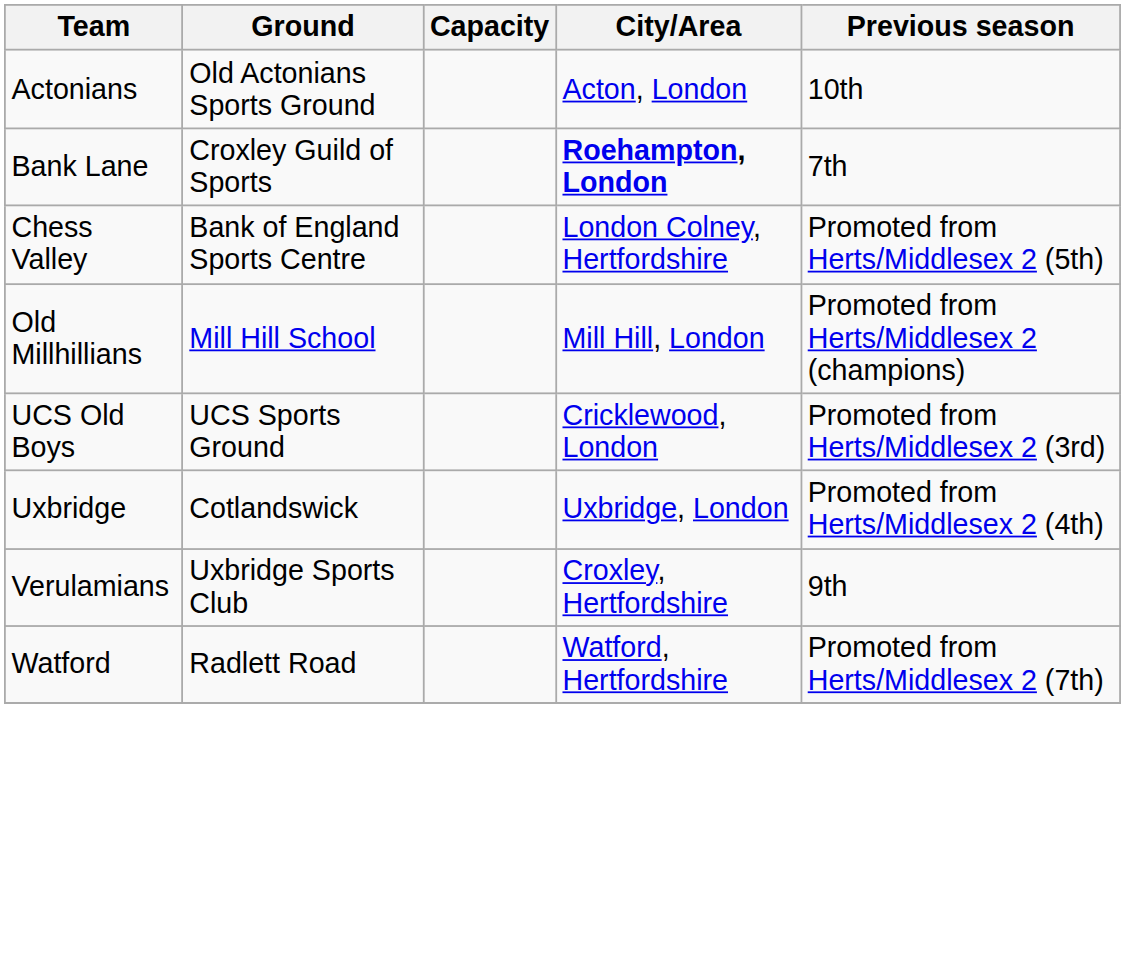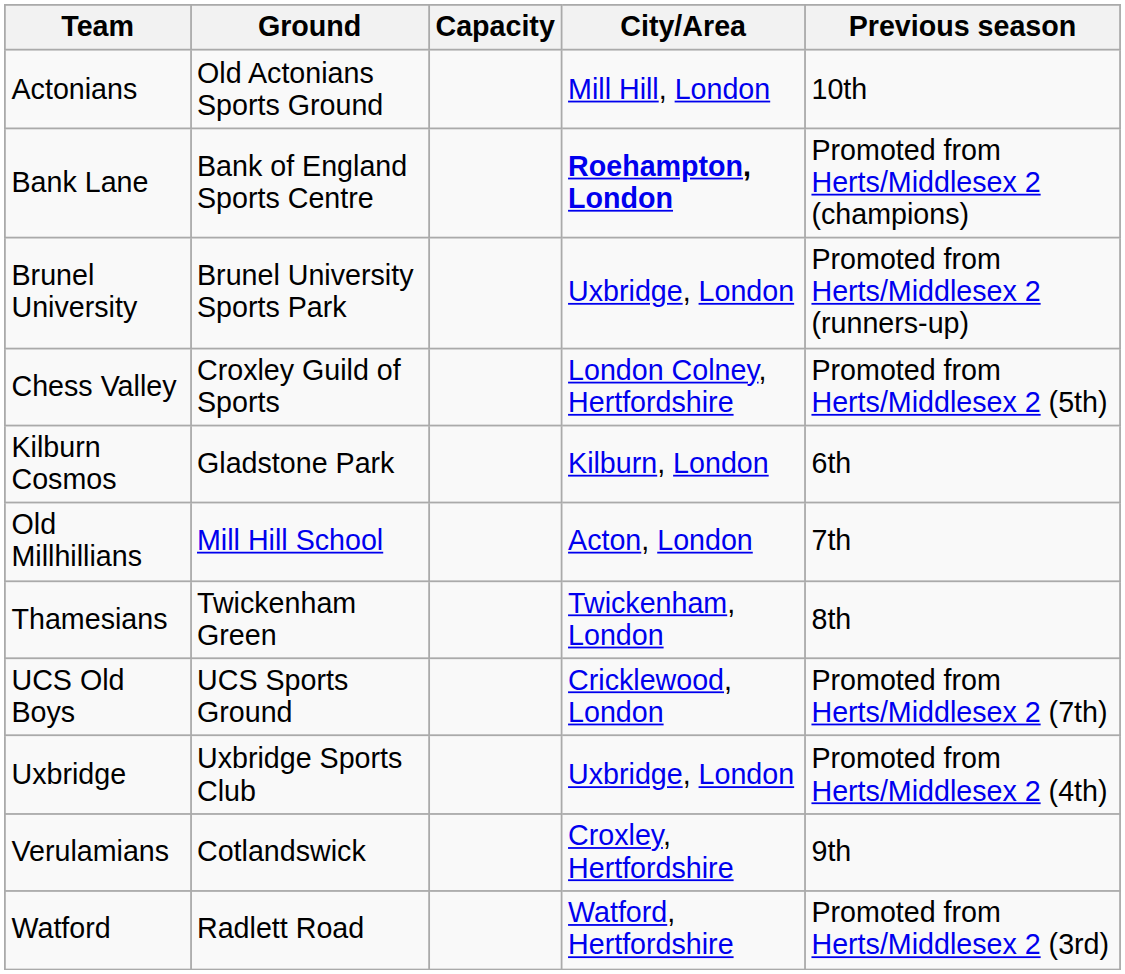(655, 88) Acton, London -> (669, 88) Mill Hill, London
(291, 166) Croxley Guild of Sports -> (302, 182) Bank of England Sports Centre
(828, 166) 7th -> (926, 182) Promoted from Herts/Middlesex 2 (champions)
+ row: (74, 292)
(294, 244) Bank of England Sports Centre -> (299, 386) Croxley Guild of Sports
+ row: (64, 463)
(664, 337) Mill Hill, London -> (660, 541) Acton, London
(922, 337) Promoted from Herts/Middlesex 2 (champions) -> (831, 541) 7th
+ row: (90, 619)
(957, 431) Promoted from Herts/Middlesex 2 (3rd) -> (959, 696) Promoted from Herts/Middlesex 2 (7th)
(274, 509) Cotlandswick -> (300, 774) Uxbridge Sports Club
(292, 586) Uxbridge Sports Club -> (281, 851) Cotlandswick
(956, 664) Promoted from Herts/Middlesex 2 (7th) -> (960, 929) Promoted from Herts/Middlesex 2 (3rd)
